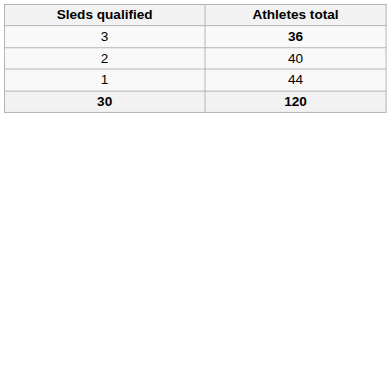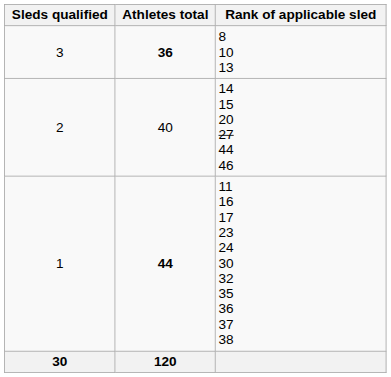+ column: (301, 15)
(295, 79) normal -> (165, 263) bold
